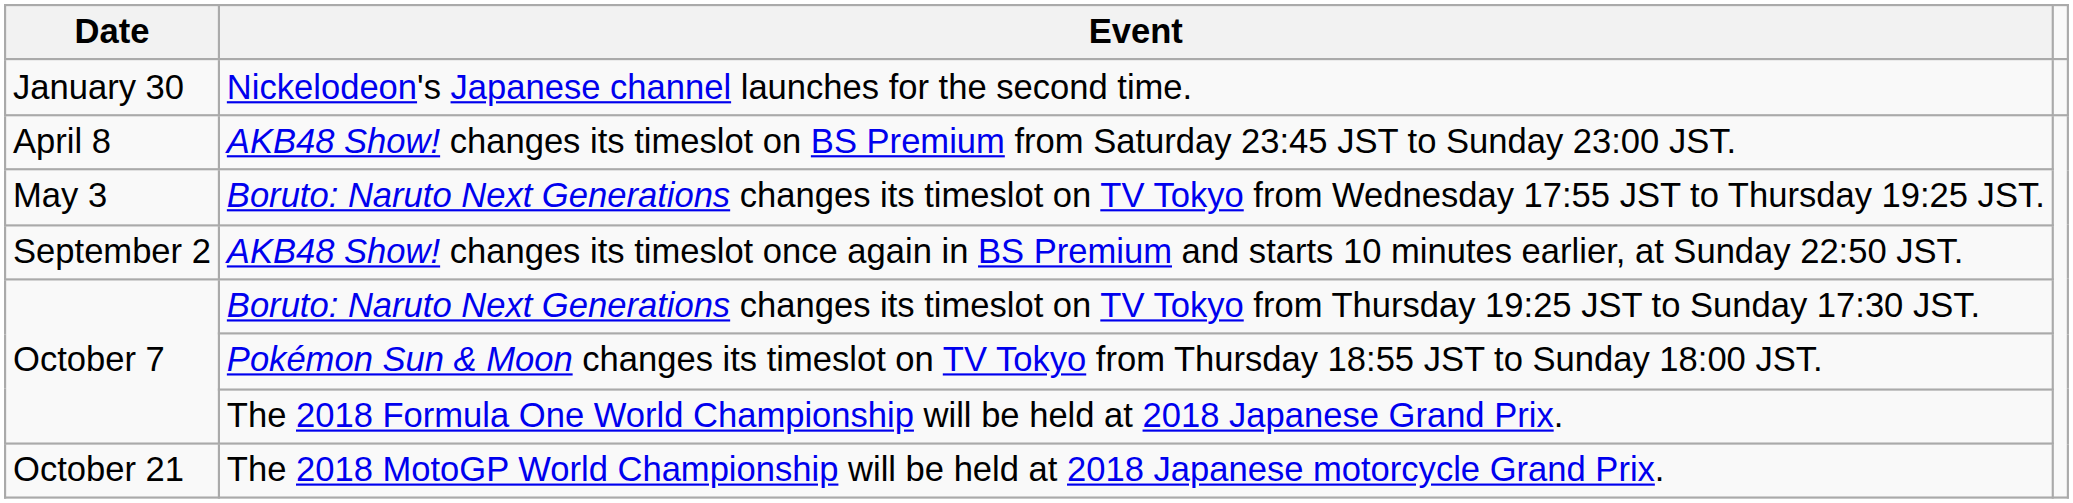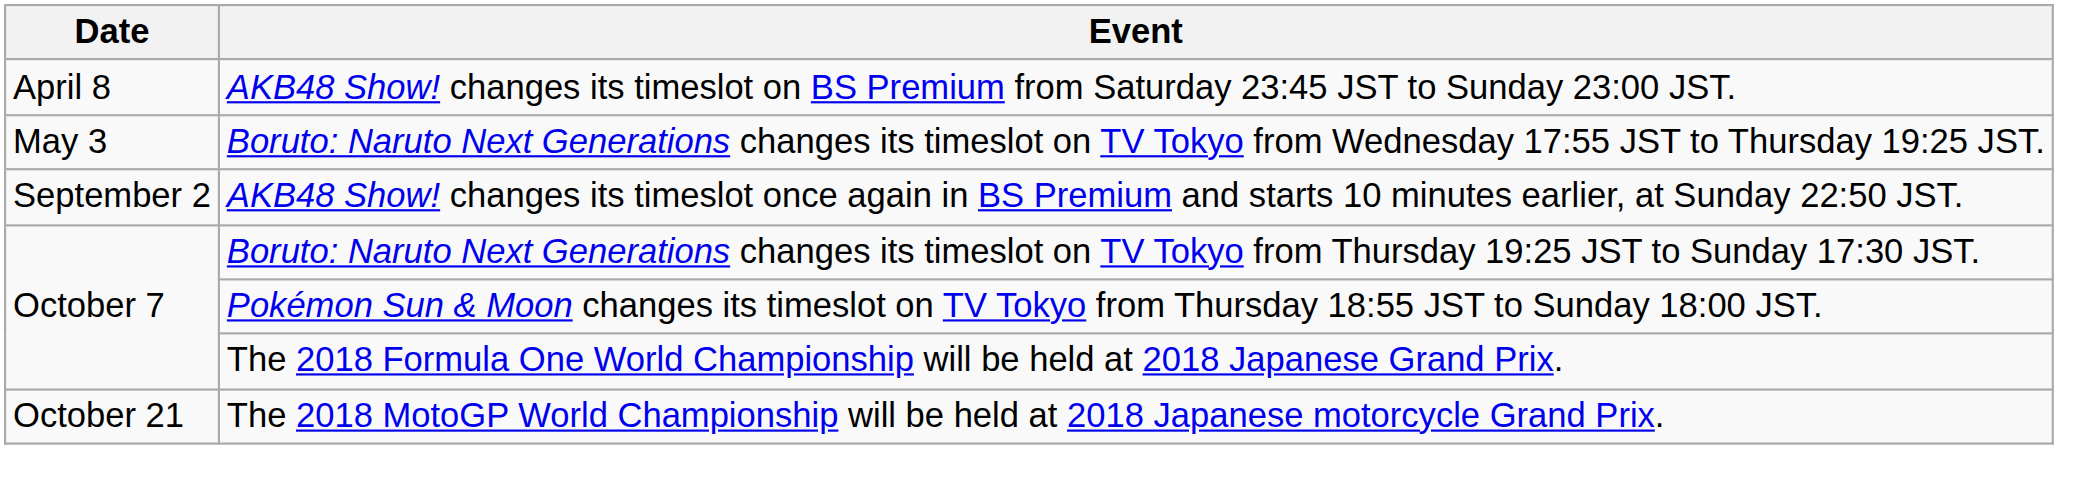- row: (710, 86)
